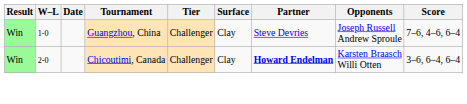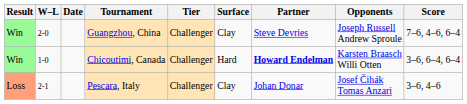(43, 33) 1-0 -> (43, 33) 2-0
(43, 60) 2-0 -> (43, 60) 1-0
(226, 59) Clay -> (227, 59) Hard
+ row: (114, 86)
